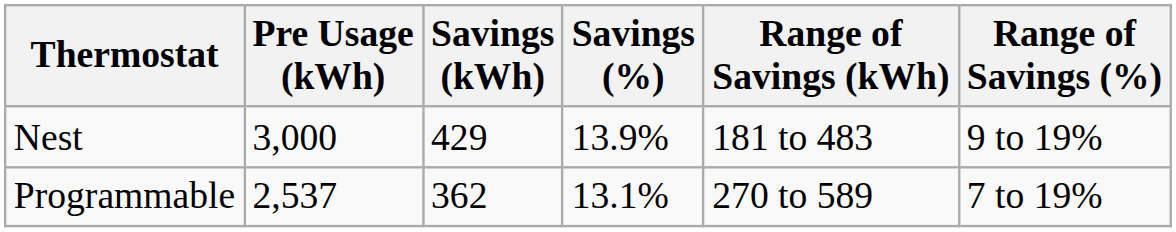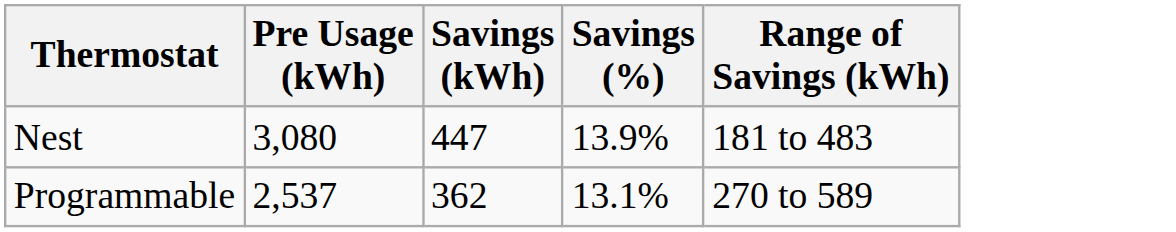- column: (1064, 55)
(295, 136) 3,000 -> (295, 136) 3,080
(459, 136) 429 -> (459, 136) 447
